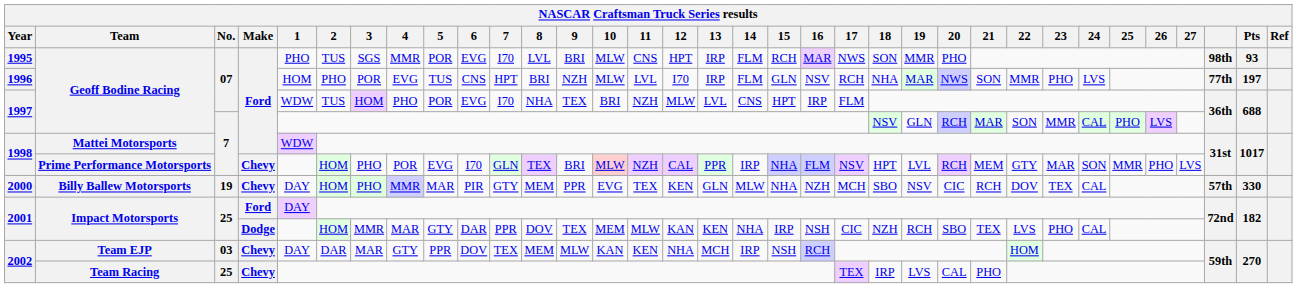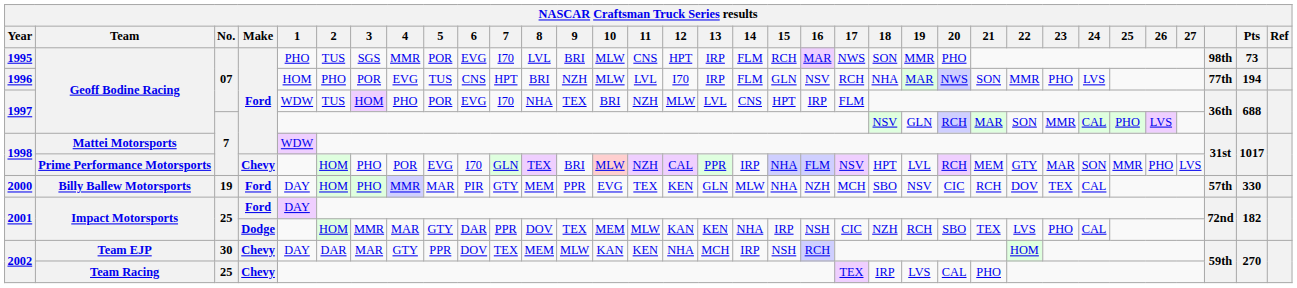(1252, 58) 93 -> (1252, 58) 73
(1252, 79) 197 -> (1252, 79) 194
(258, 186) Chevy -> (258, 186) Ford
(226, 250) 03 -> (226, 250) 30
